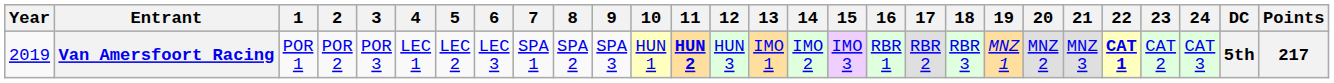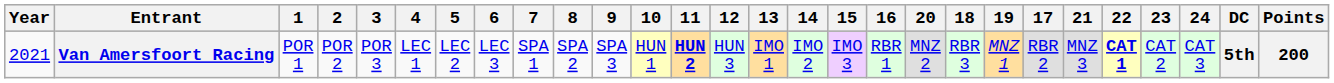columns swapped: (925, 18) <-> (1043, 18)
(30, 55) 2019 -> (30, 55) 2021
(1294, 55) 217 -> (1294, 55) 200
